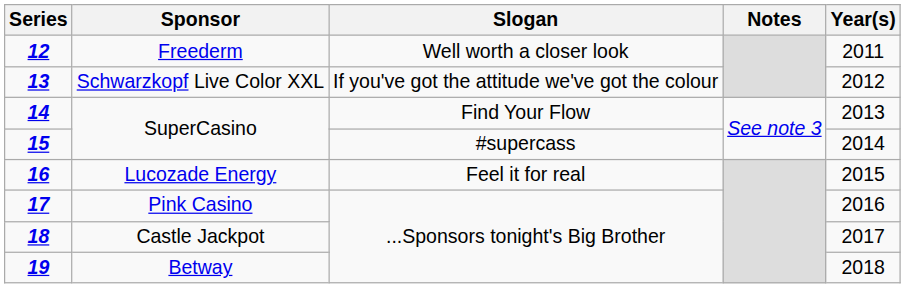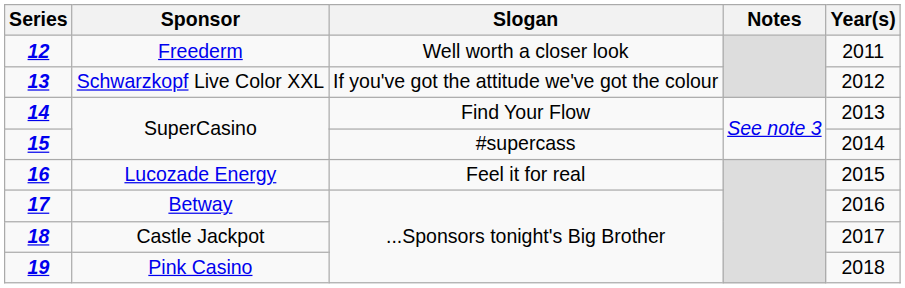(200, 205) Pink Casino -> (200, 205) Betway
(200, 267) Betway -> (200, 267) Pink Casino
